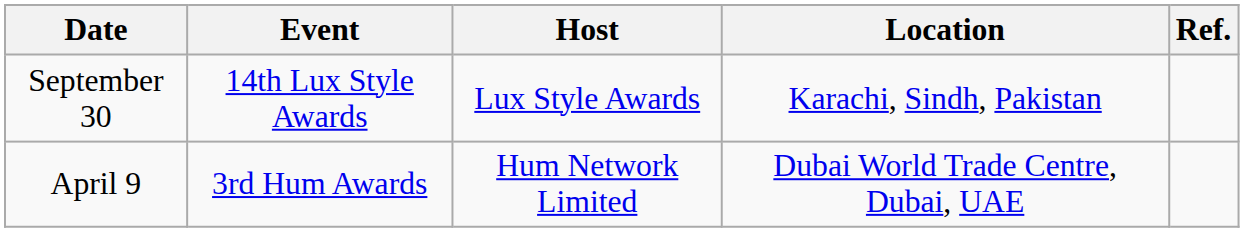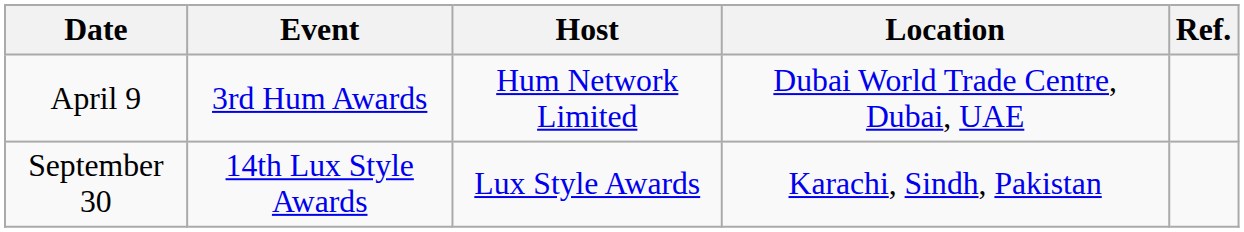rows swapped: (96, 183) <-> (96, 97)
